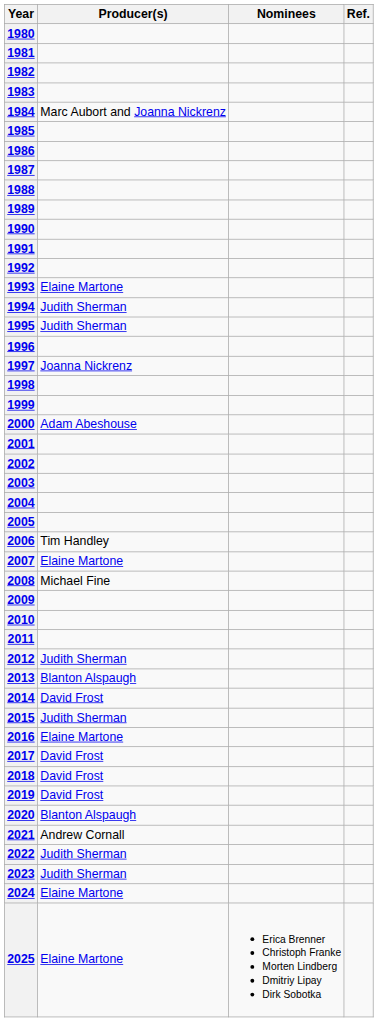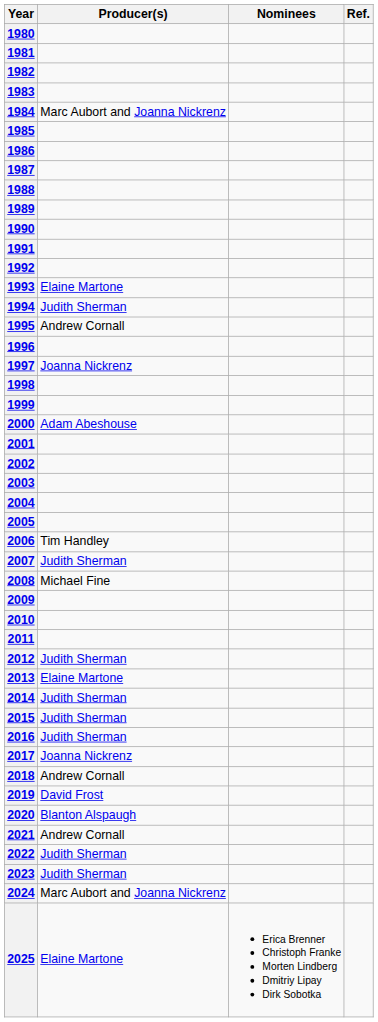(83, 326) Judith Sherman -> (82, 326) Andrew Cornall
(82, 561) Elaine Martone -> (83, 561) Judith Sherman
(88, 678) Blanton Alspaugh -> (82, 678) Elaine Martone
(72, 698) David Frost -> (83, 698) Judith Sherman
(82, 737) Elaine Martone -> (83, 737) Judith Sherman
(72, 756) David Frost -> (86, 756) Joanna Nickrenz
(72, 776) David Frost -> (82, 776) Andrew Cornall
(82, 893) Elaine Martone -> (133, 893) Marc Aubort and Joanna Nickrenz
